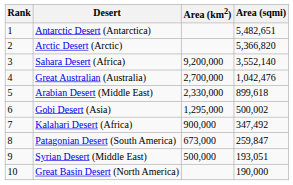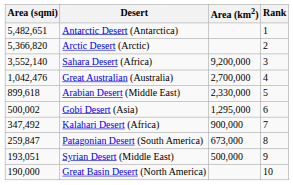columns swapped: (19, 13) <-> (261, 13)
